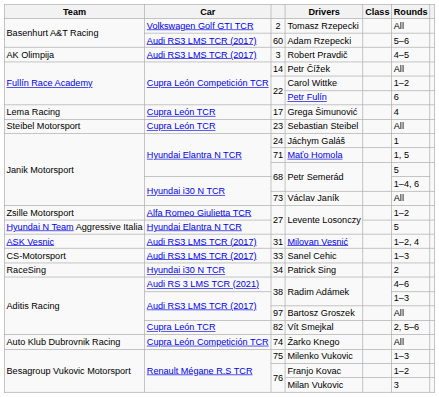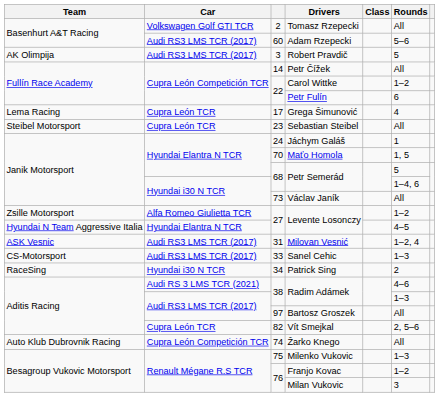(401, 54) 4–5 -> (396, 54) 5
(278, 155) 71 -> (278, 155) 70
(396, 227) 5 -> (401, 227) 4–5
